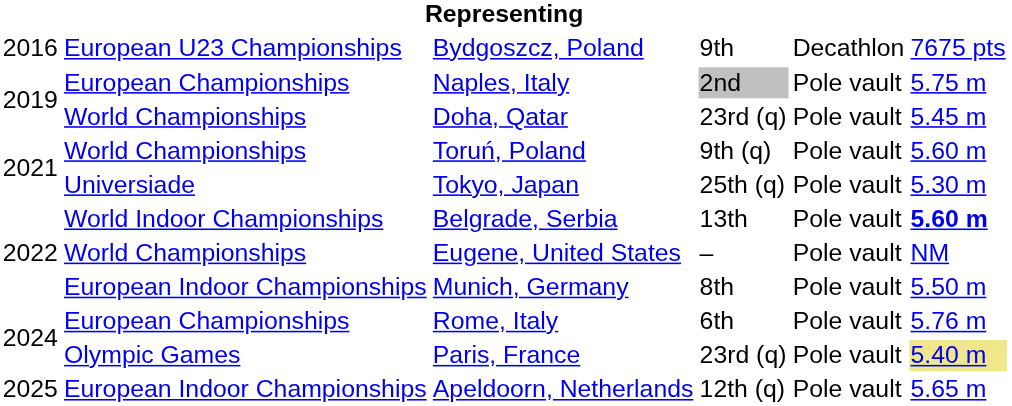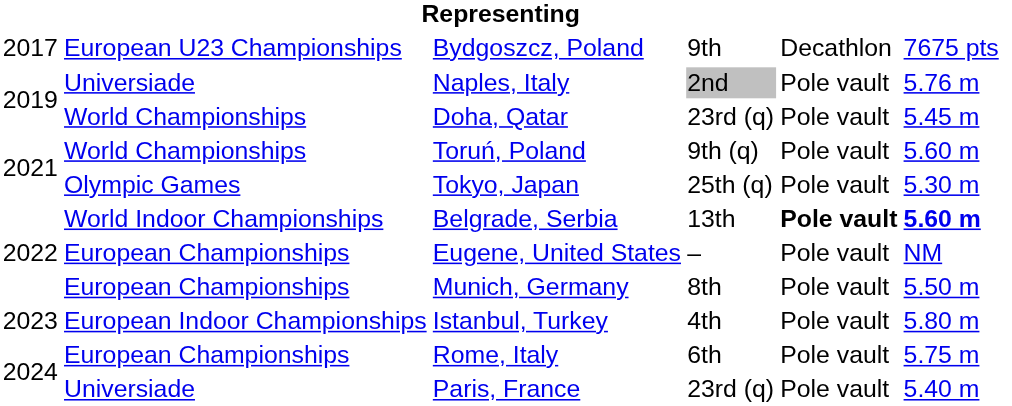(30, 48) 2016 -> (30, 48) 2017
(207, 82) European Championships -> (129, 82) Universiade
(948, 82) 5.75 m -> (942, 82) 5.76 m
(129, 184) Universiade -> (152, 184) Olympic Games
(847, 218) normal -> (839, 218) bold
(185, 253) World Championships -> (207, 253) European Championships
(245, 287) European Indoor Championships -> (207, 287) European Championships
+ row: (520, 321)
(948, 321) 5.76 m -> (942, 355) 5.75 m
(152, 355) Olympic Games -> (129, 389) Universiade
(948, 355) khaki background -> (942, 389) no background
- row: (563, 389)
